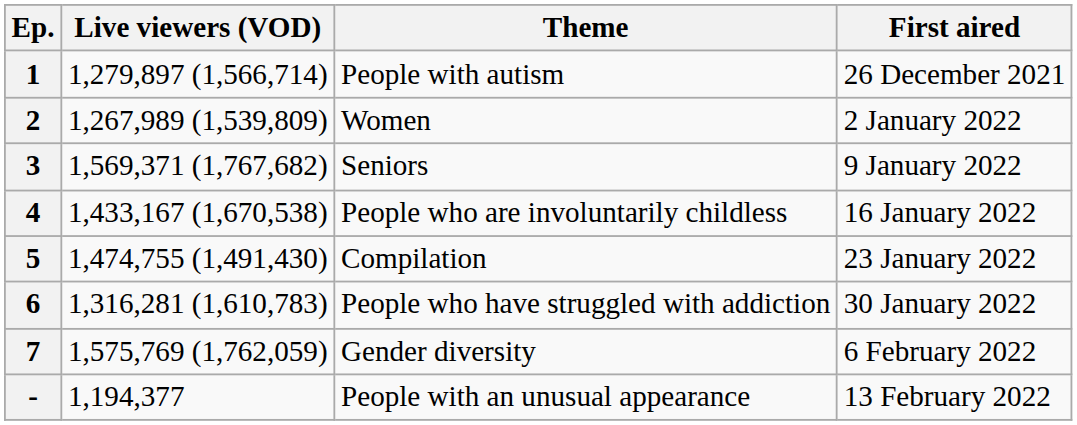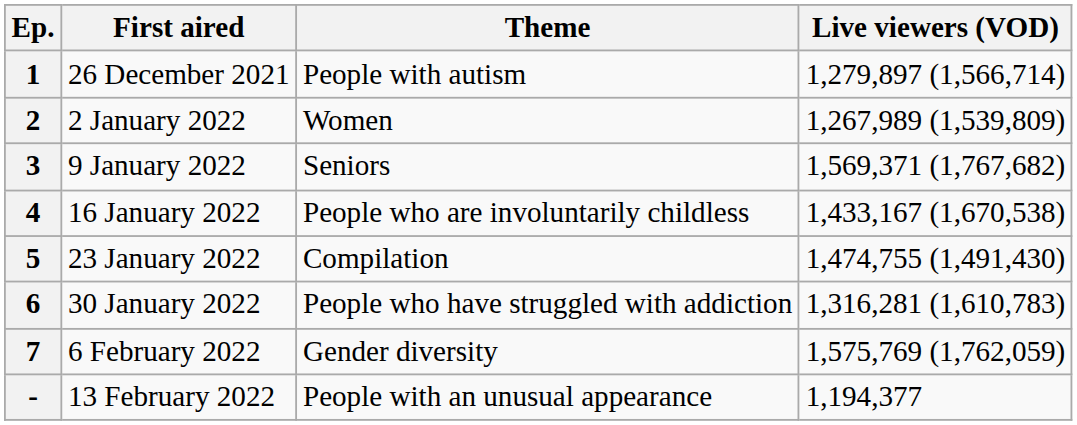columns swapped: (955, 27) <-> (198, 27)
